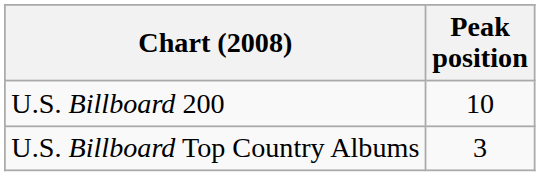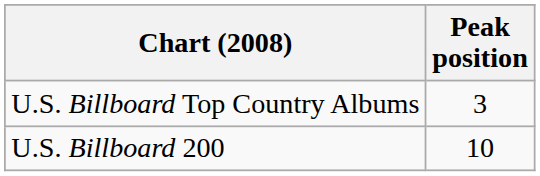rows swapped: (215, 147) <-> (118, 103)
